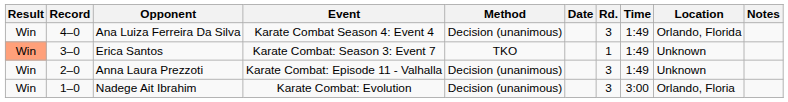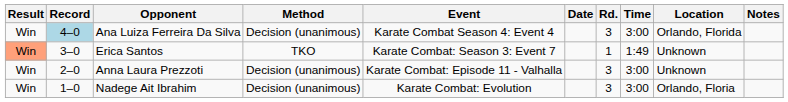columns swapped: (505, 14) <-> (344, 14)
(70, 32) no background -> (70, 32) lightblue background
(637, 32) 1:49 -> (637, 32) 3:00
(637, 70) 1:49 -> (637, 70) 3:00
